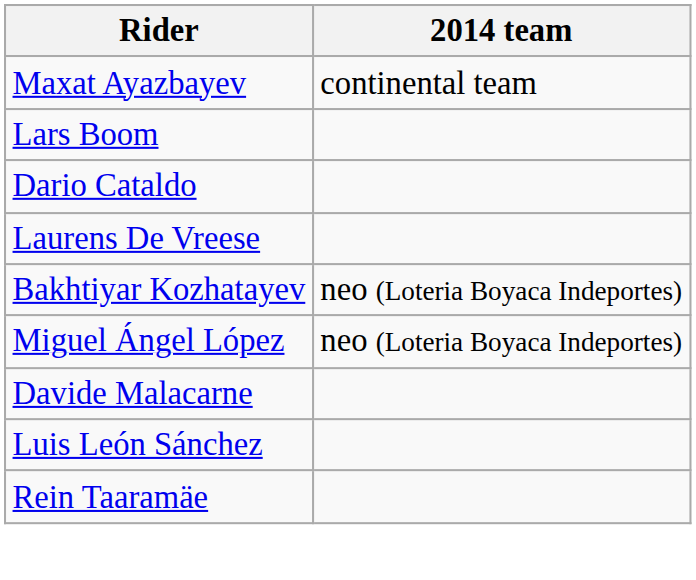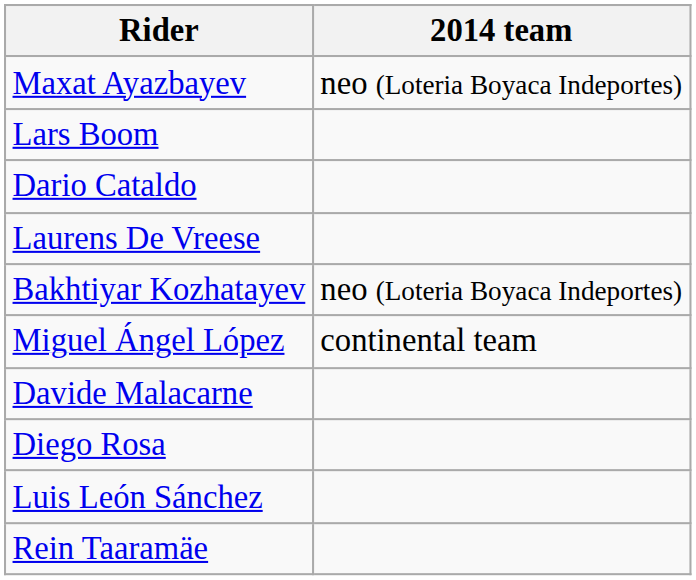(429, 82) continental team -> (501, 82) neo (Loteria Boyaca Indeportes)
(501, 340) neo (Loteria Boyaca Indeportes) -> (429, 340) continental team
+ row: (89, 444)
